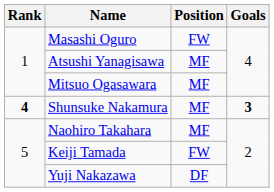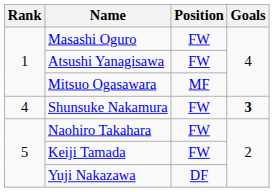(199, 61) MF -> (199, 61) FW
(25, 107) bold -> (25, 107) normal
(199, 107) MF -> (199, 107) FW
(199, 130) MF -> (199, 130) FW
